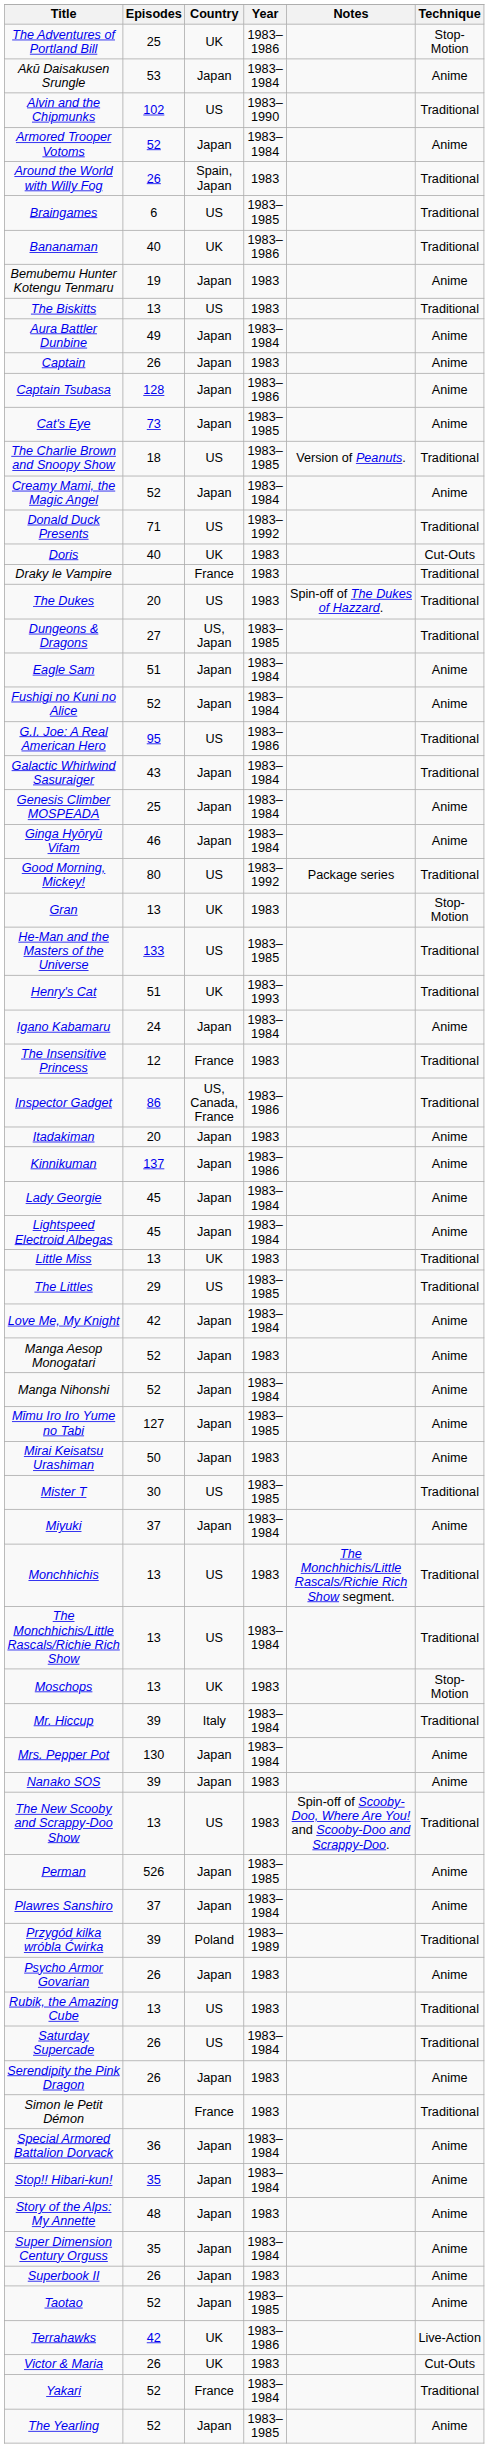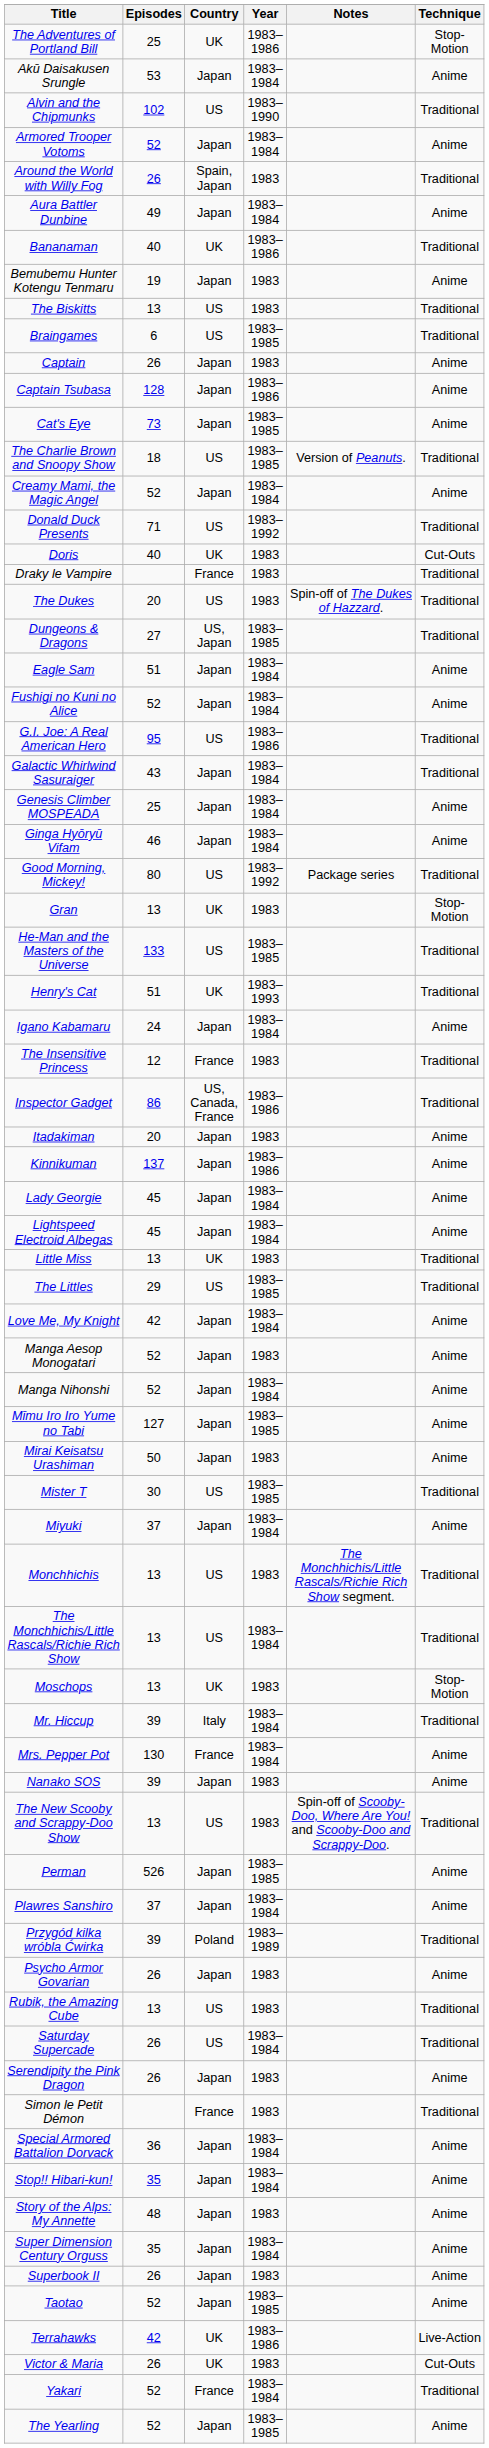rows swapped: (64, 335) <-> (64, 213)
(214, 1754) Japan -> (214, 1754) France
